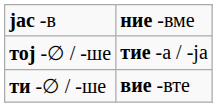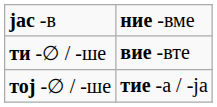rows swapped: (58, 86) <-> (60, 53)
